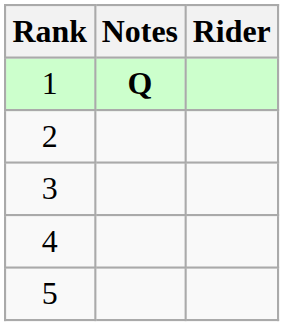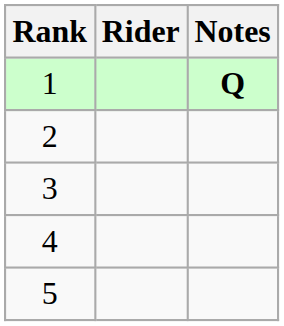columns swapped: (232, 31) <-> (140, 31)
